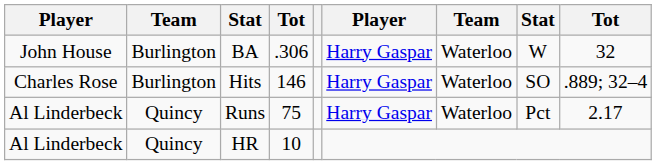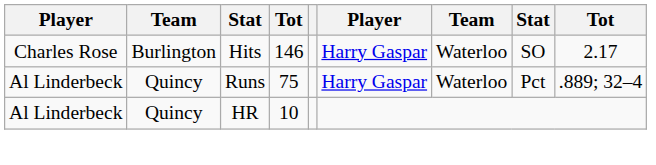- row: (245, 50)
(605, 81) .889; 32–4 -> (601, 50) 2.17
(605, 112) 2.17 -> (601, 81) .889; 32–4
